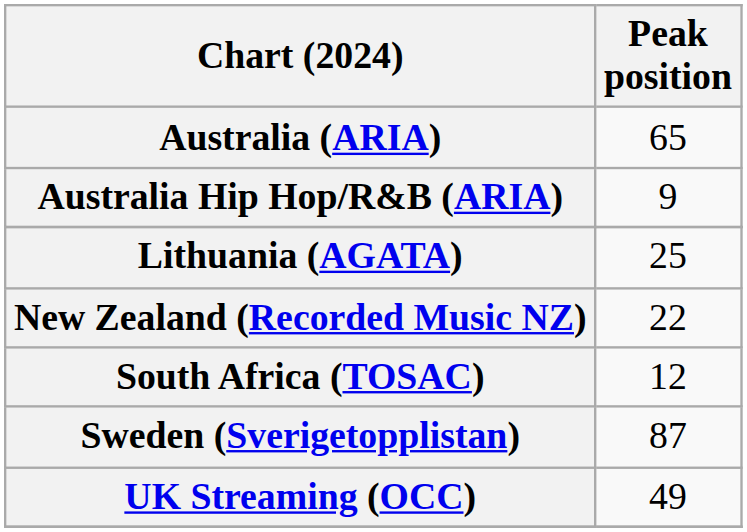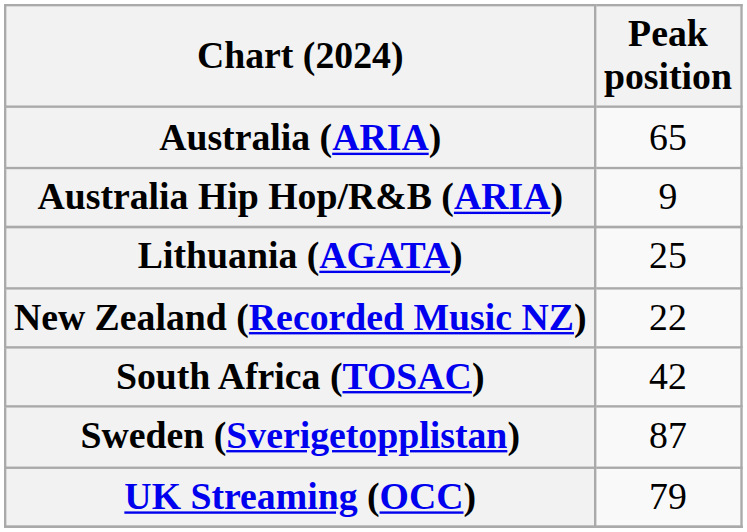(668, 376) 12 -> (668, 376) 42
(668, 496) 49 -> (668, 496) 79
